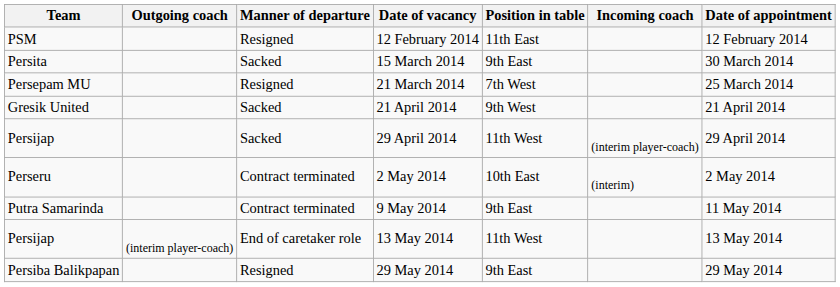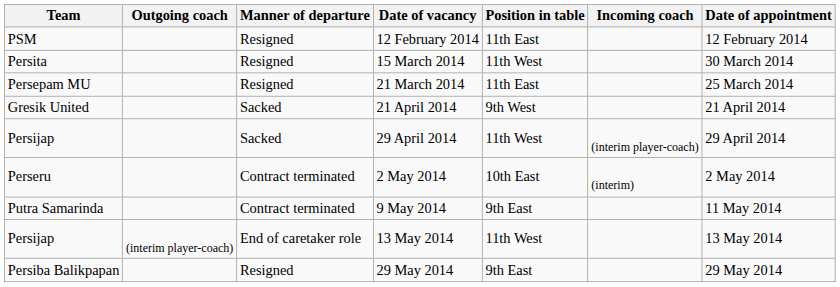(261, 61) Sacked -> (267, 61) Resigned
(509, 61) 9th East -> (514, 61) 11th West
(511, 84) 7th West -> (512, 84) 11th East
